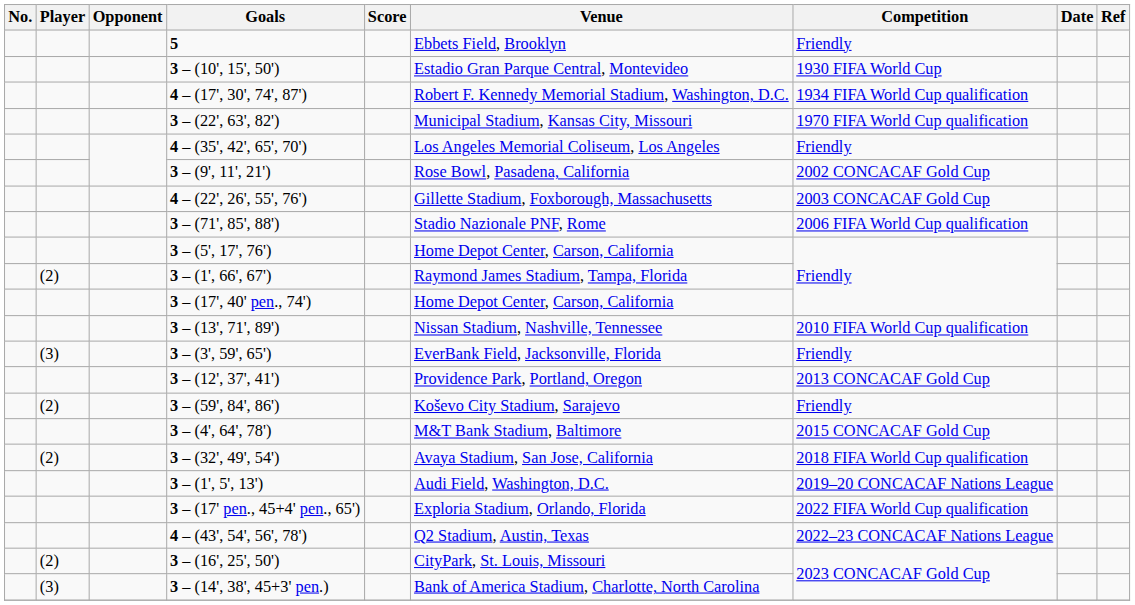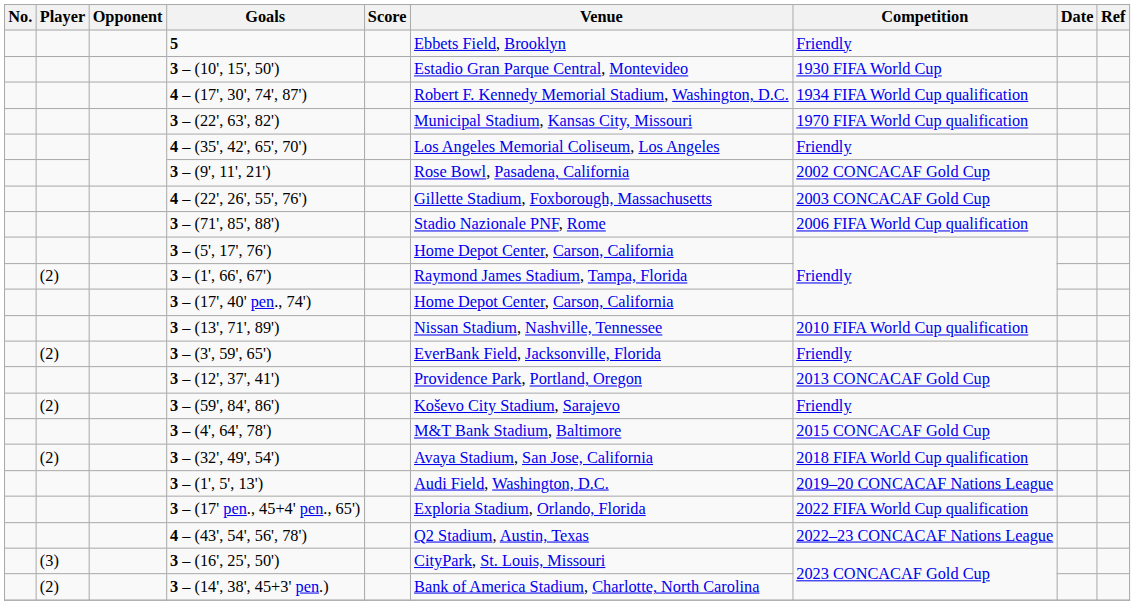(49, 353) (3) -> (49, 353) (2)
(49, 560) (2) -> (49, 560) (3)
(49, 586) (3) -> (49, 586) (2)
